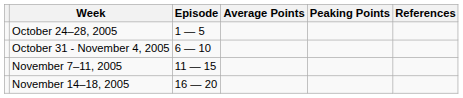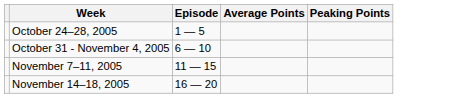- column: (425, 13)
